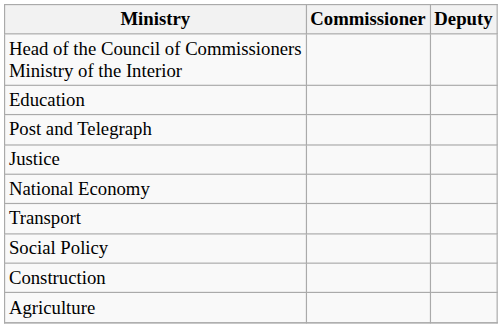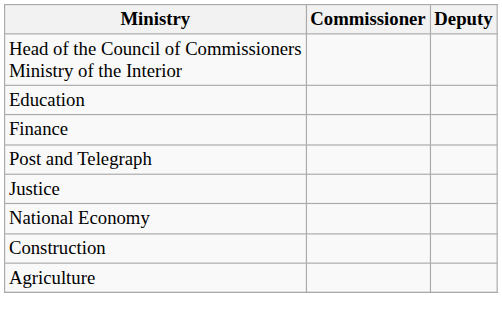+ row: (39, 129)
- row: (45, 218)
- row: (59, 248)
